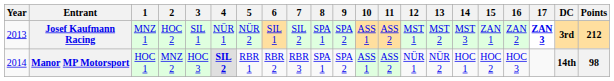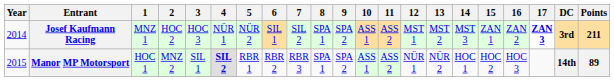(17, 34) 2013 -> (17, 34) 2014
(198, 34) SIL 1 -> (198, 34) HOC 3
(594, 34) 212 -> (594, 34) 211
(17, 62) 2014 -> (17, 62) 2015
(198, 62) HOC 3 -> (198, 62) SIL 1
(594, 62) 98 -> (594, 62) 89
